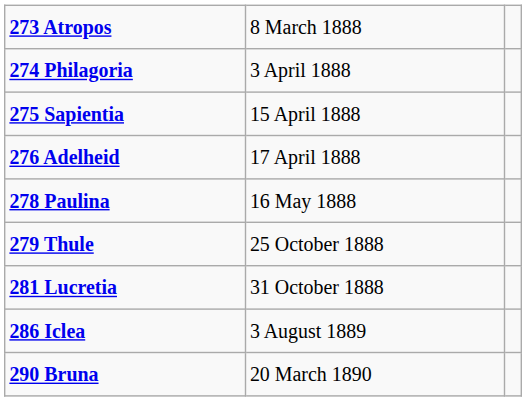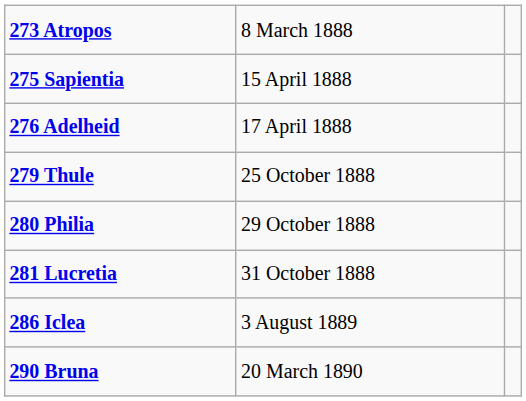- row: (71, 70)
- row: (59, 200)
+ row: (52, 225)
